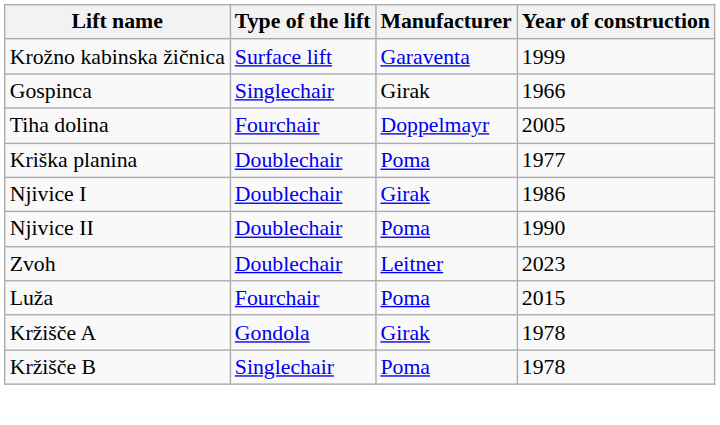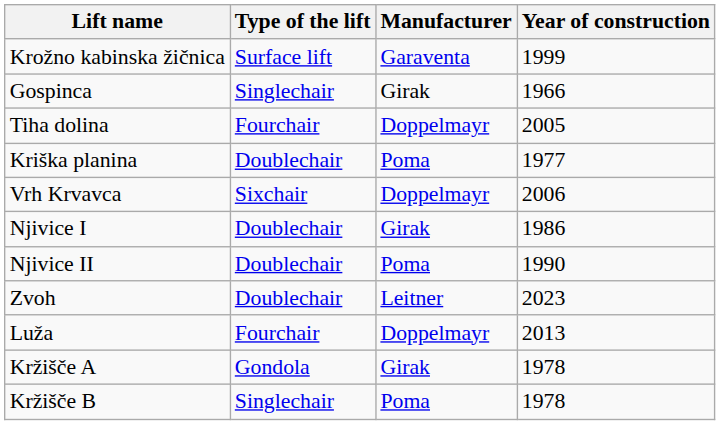+ row: (66, 194)
(405, 297) Poma -> (435, 332) Doppelmayr
(544, 297) 2015 -> (544, 332) 2013
